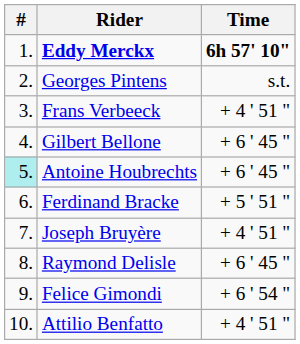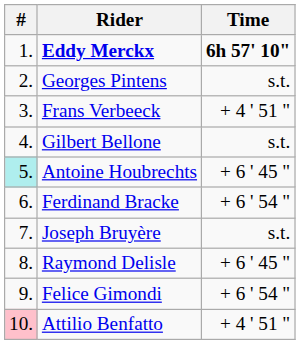(255, 141) + 6 ' 45 " -> (279, 141) s.t.
(255, 202) + 5 ' 51 " -> (255, 202) + 6 ' 54 "
(255, 232) + 4 ' 51 " -> (279, 232) s.t.
(21, 324) no background -> (21, 324) pink background
